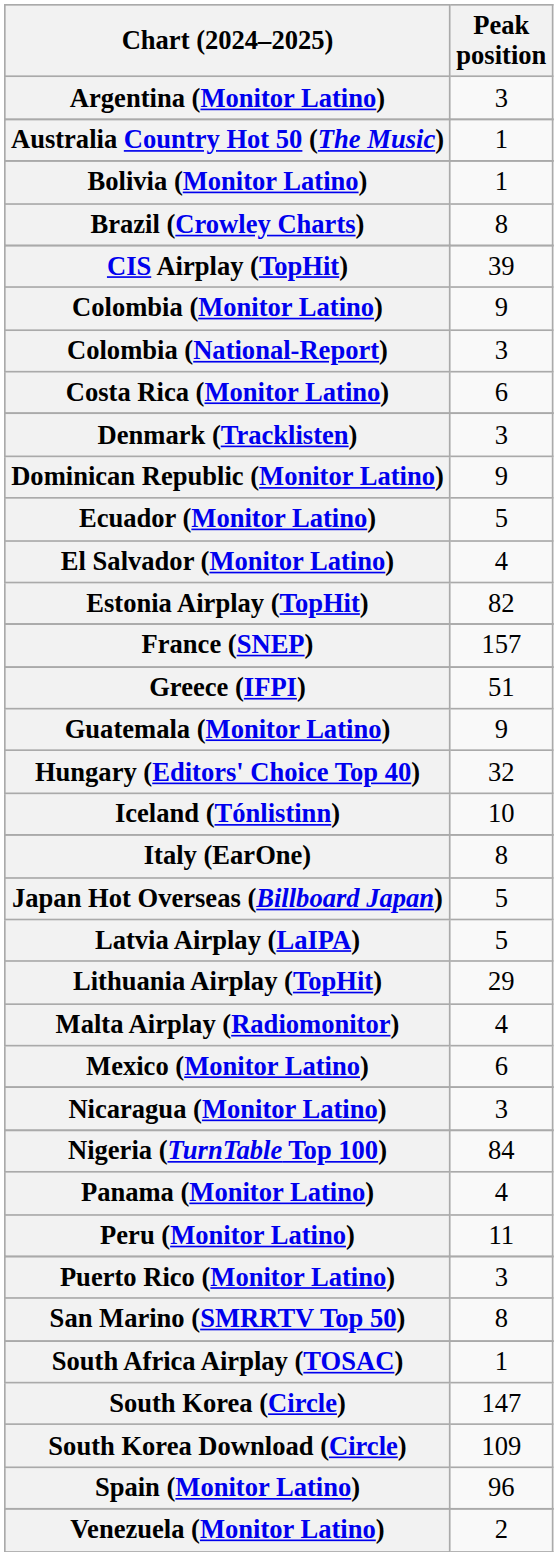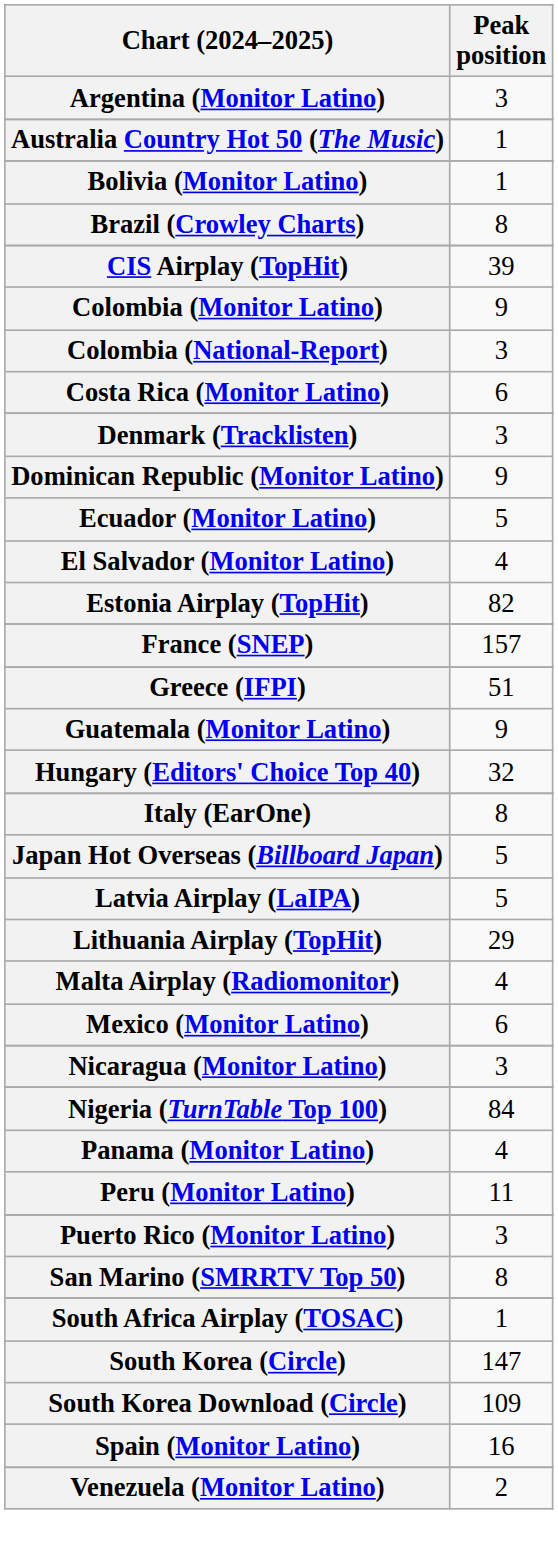- row: (227, 813)
(501, 1487) 96 -> (501, 1445) 16
